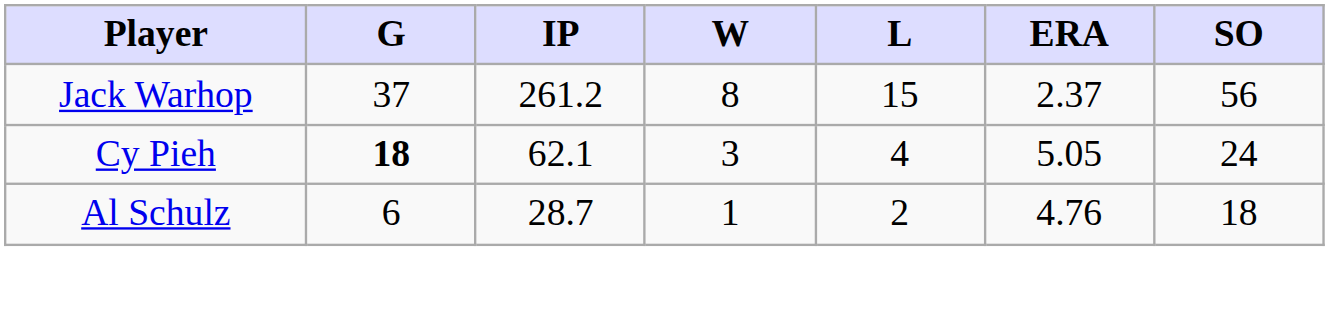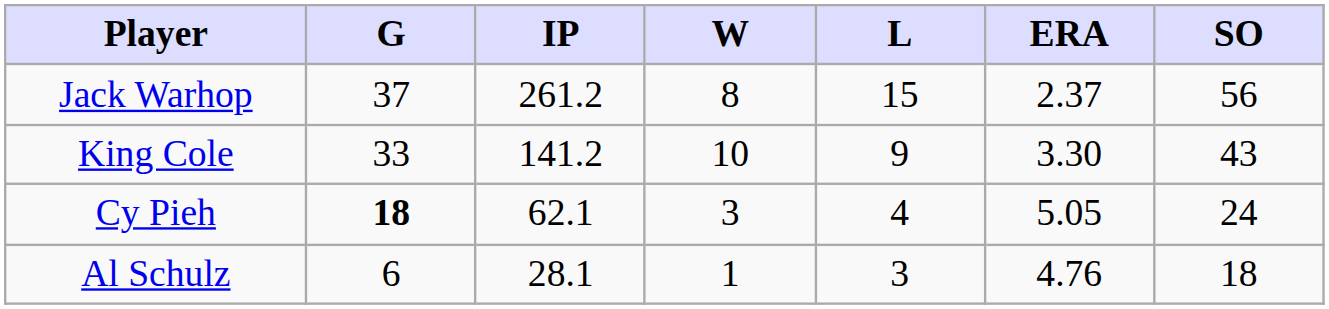+ row: (156, 153)
(561, 213) 28.7 -> (561, 272) 28.1
(900, 213) 2 -> (900, 272) 3
